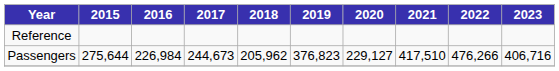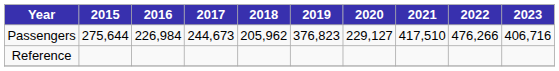rows swapped: (42, 55) <-> (42, 35)
